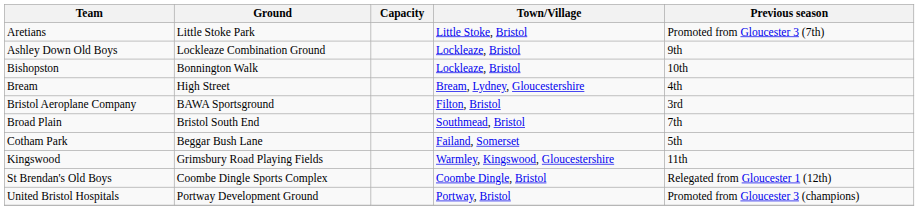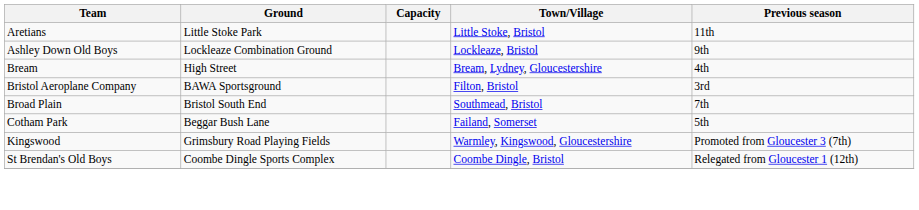(746, 31) Promoted from Gloucester 3 (7th) -> (704, 31) 11th
- row: (33, 68)
(677, 159) 11th -> (773, 141) Promoted from Gloucester 3 (7th)
- row: (63, 196)
